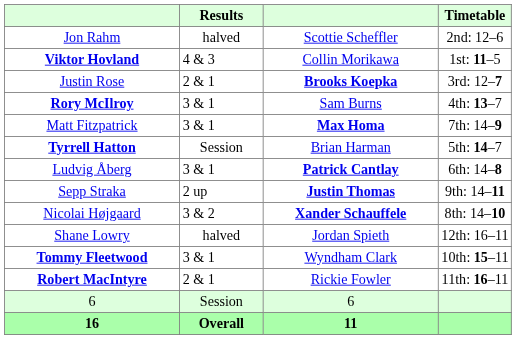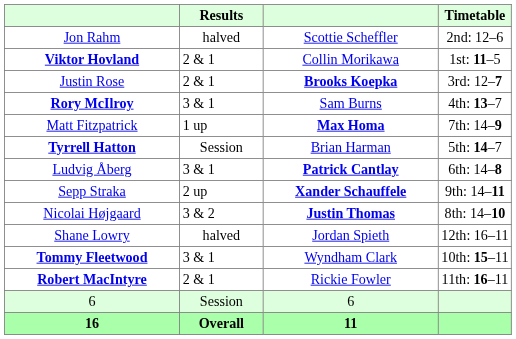(199, 59) 4 & 3 -> (199, 59) 2 & 1
(199, 125) 3 & 1 -> (195, 125) 1 up
(351, 191) Justin Thomas -> (351, 191) Xander Schauffele
(351, 213) Xander Schauffele -> (351, 213) Justin Thomas
